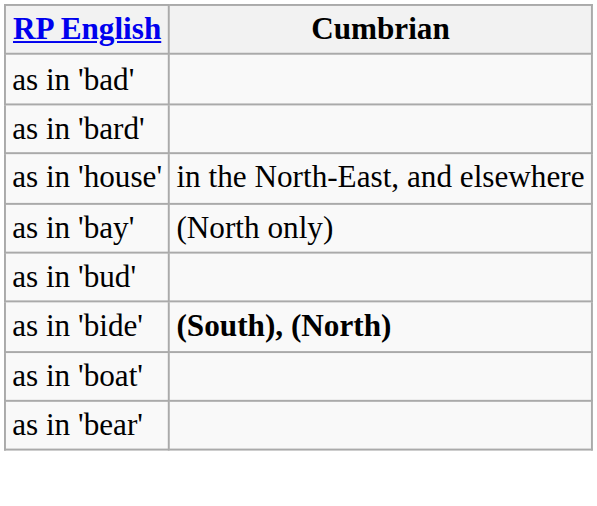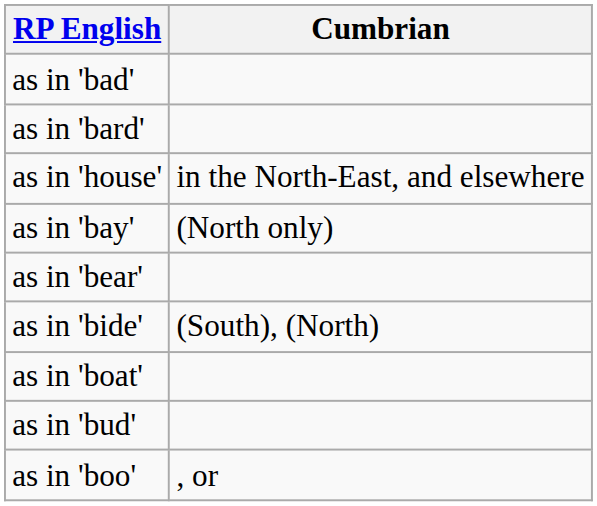rows swapped: (78, 425) <-> (74, 276)
(284, 326) bold -> (278, 326) normal
+ row: (74, 474)
